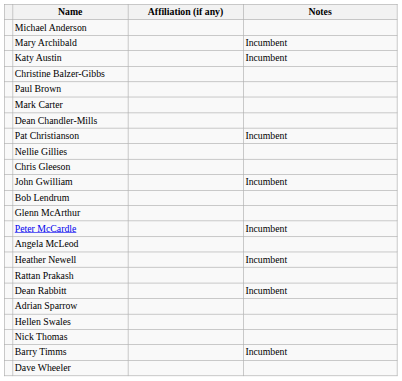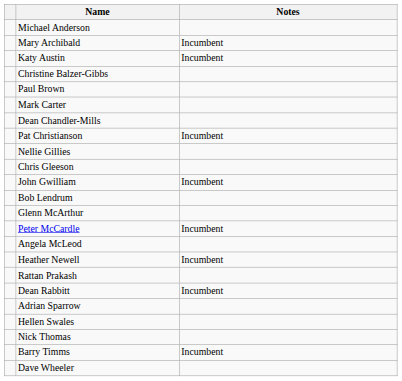- column: (186, 12)
